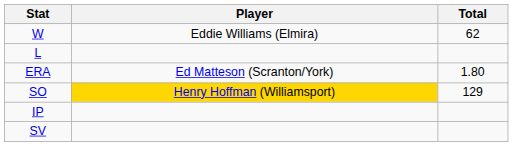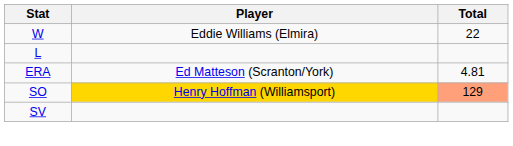(473, 33) 62 -> (473, 33) 22
(473, 72) 1.80 -> (473, 72) 4.81
(473, 92) no background -> (473, 92) lightsalmon background
- row: (38, 111)
